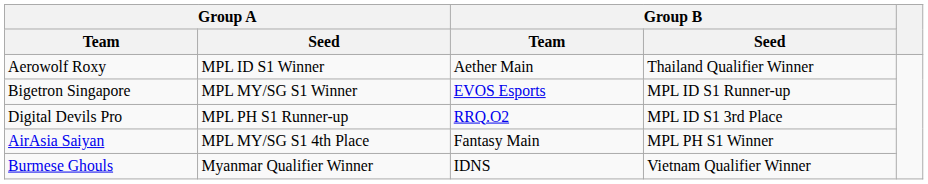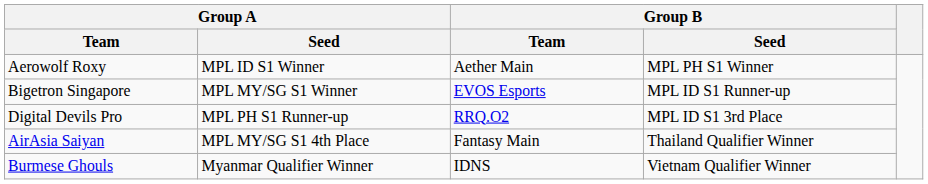(730, 66) Thailand Qualifier Winner -> (710, 66) MPL PH S1 Winner
(710, 141) MPL PH S1 Winner -> (730, 141) Thailand Qualifier Winner
